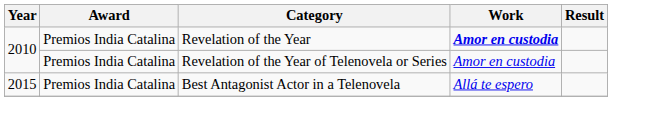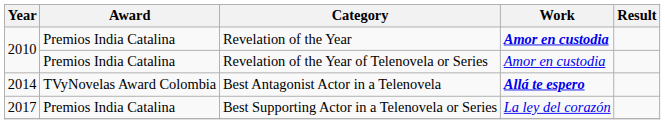(22, 84) 2015 -> (22, 84) 2014
(109, 84) Premios India Catalina -> (130, 84) TVyNovelas Award Colombia
(493, 84) normal -> (544, 84) bold
+ row: (360, 107)
